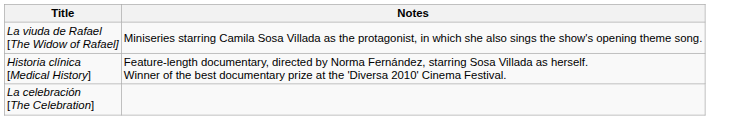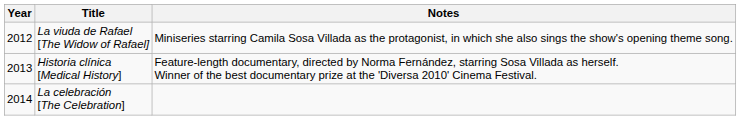+ column: (20, 13)
